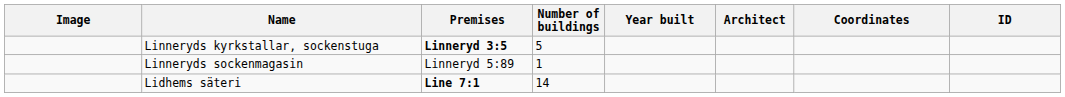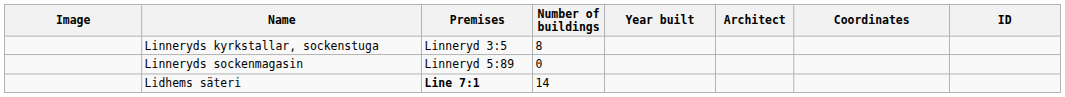(466, 46) bold -> (466, 46) normal
(539, 46) 5 -> (539, 46) 8
(539, 64) 1 -> (539, 64) 0
